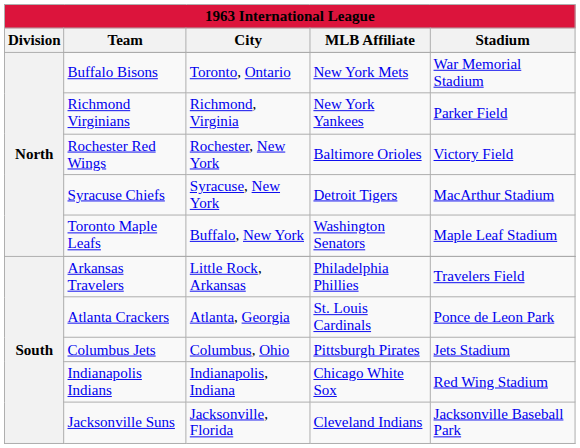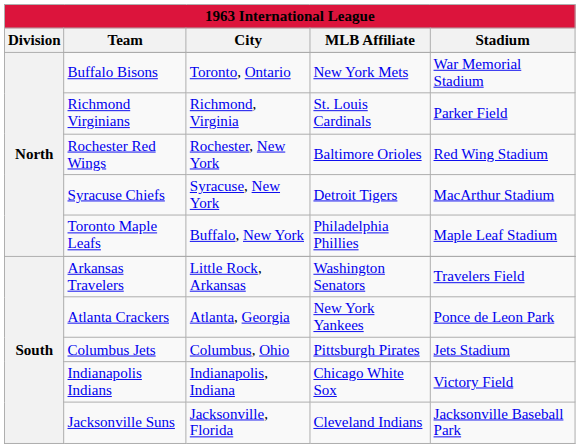(344, 113) New York Yankees -> (342, 113) St. Louis Cardinals
(473, 154) Victory Field -> (491, 154) Red Wing Stadium
(349, 235) Washington Senators -> (351, 235) Philadelphia Phillies
(351, 276) Philadelphia Phillies -> (349, 276) Washington Senators
(342, 317) St. Louis Cardinals -> (344, 317) New York Yankees
(491, 381) Red Wing Stadium -> (473, 381) Victory Field
